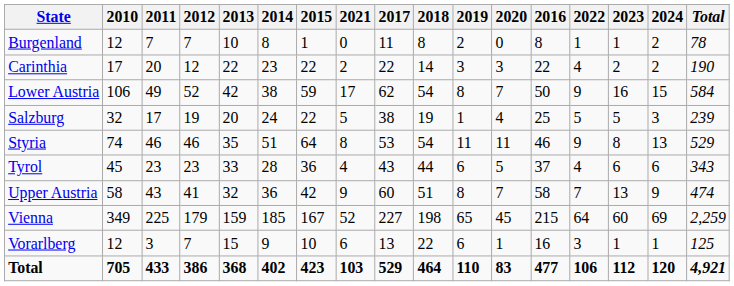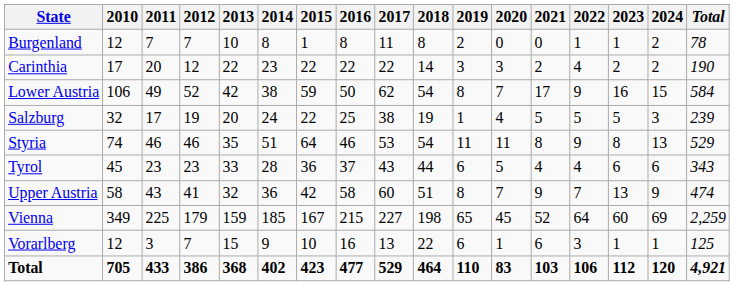columns swapped: (550, 17) <-> (355, 17)
